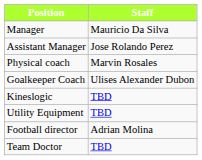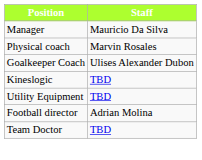- row: (46, 46)
